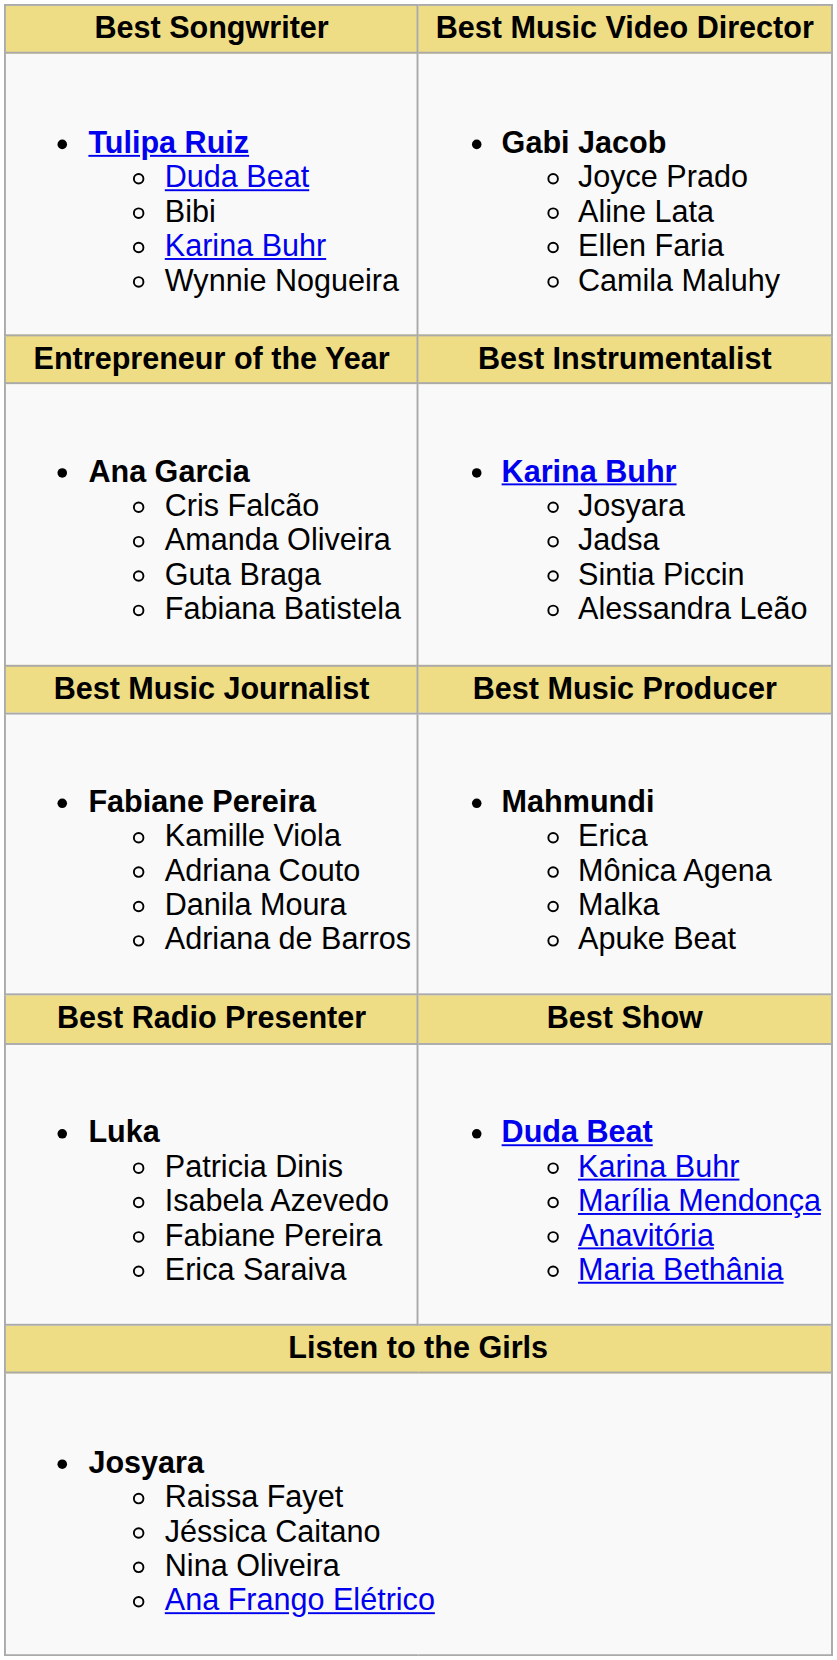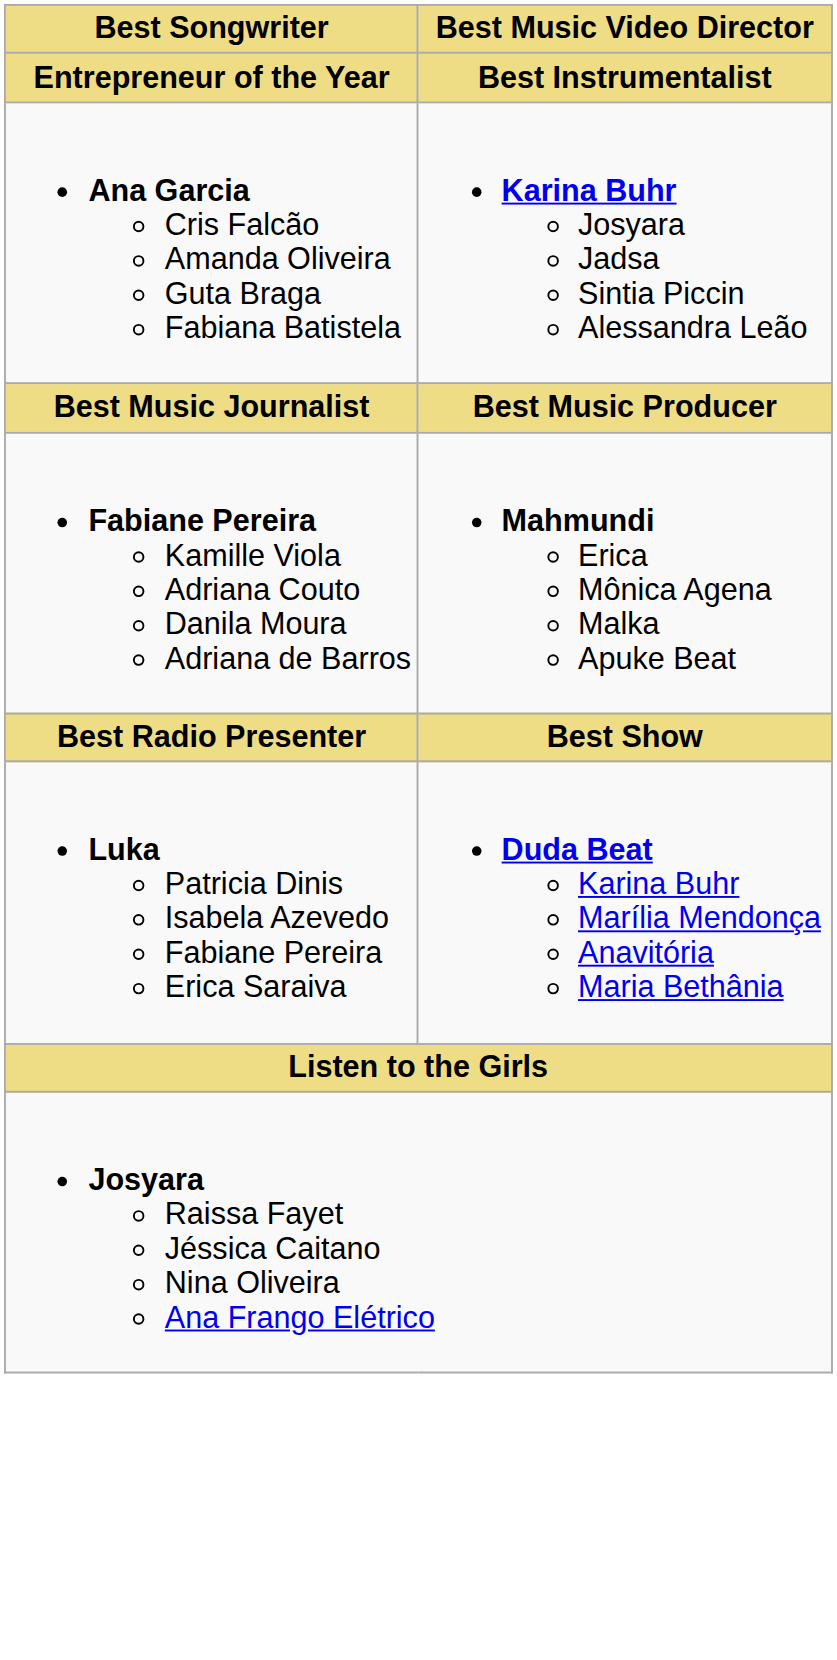- row: (212, 211)
